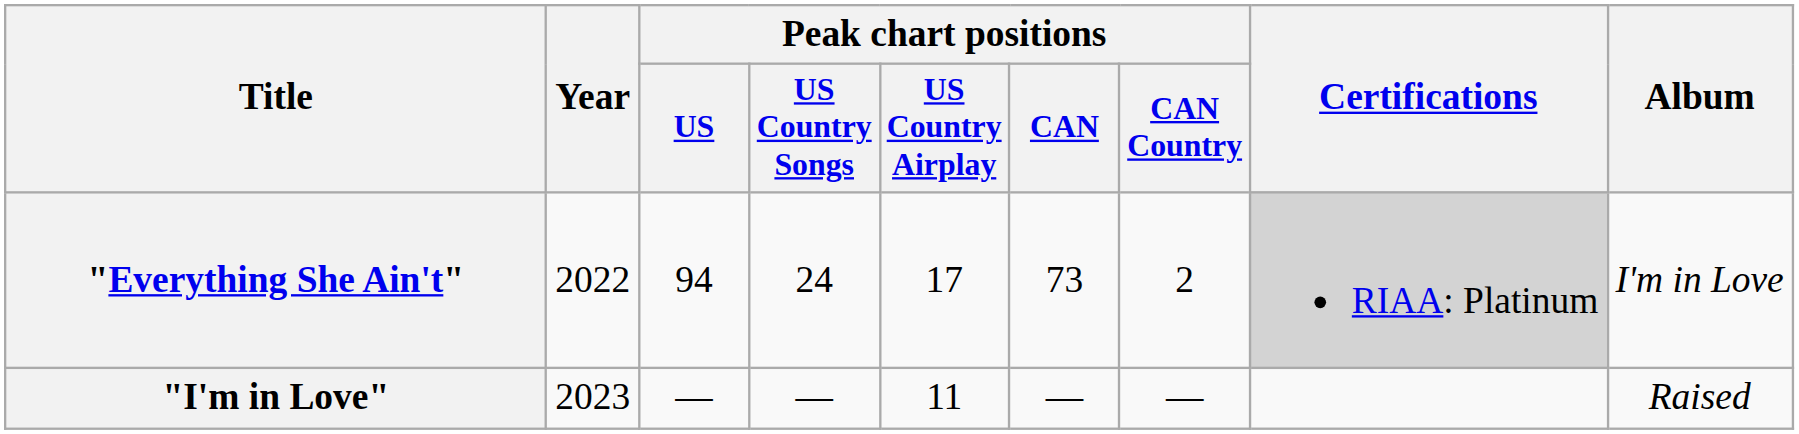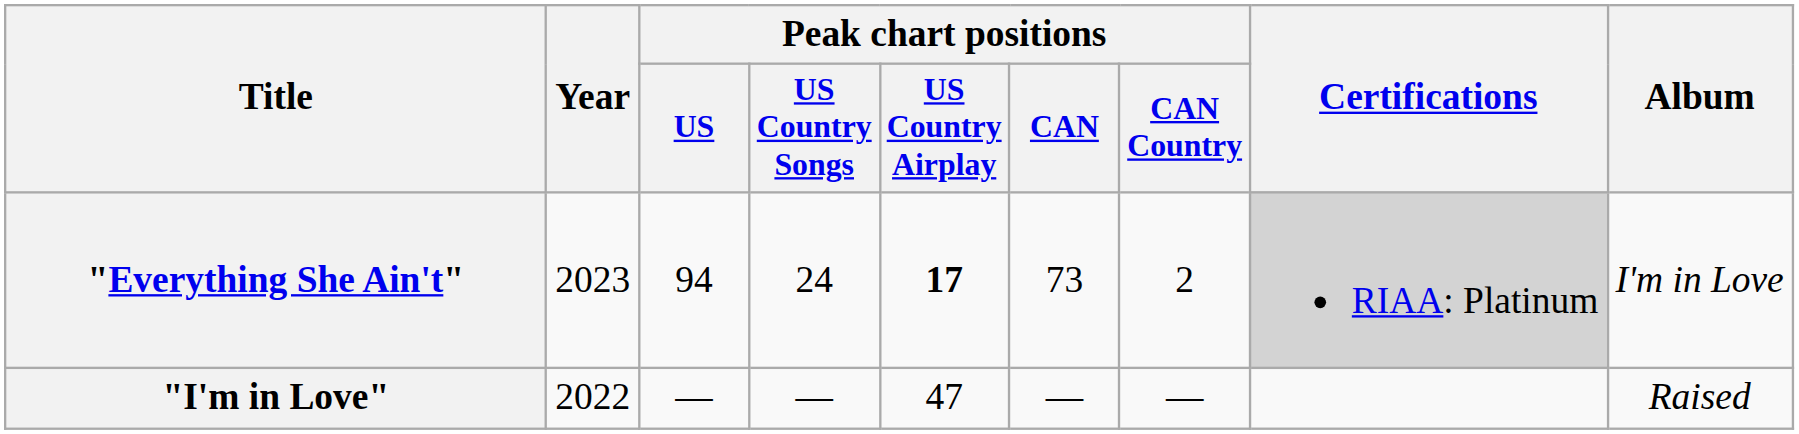(593, 279) 2022 -> (593, 279) 2023
(944, 279) normal -> (944, 279) bold
(593, 397) 2023 -> (593, 397) 2022
(944, 397) 11 -> (944, 397) 47
